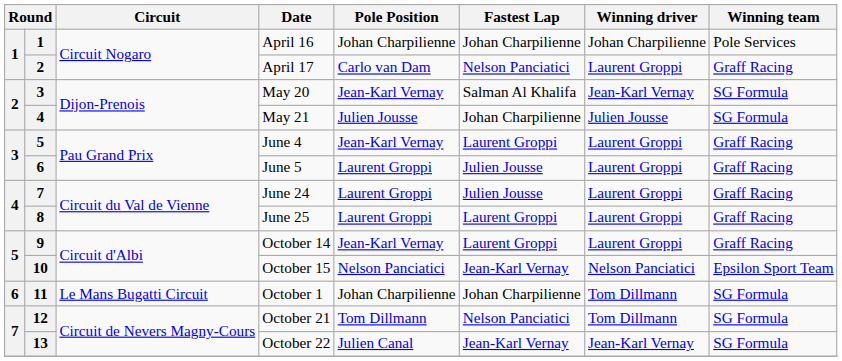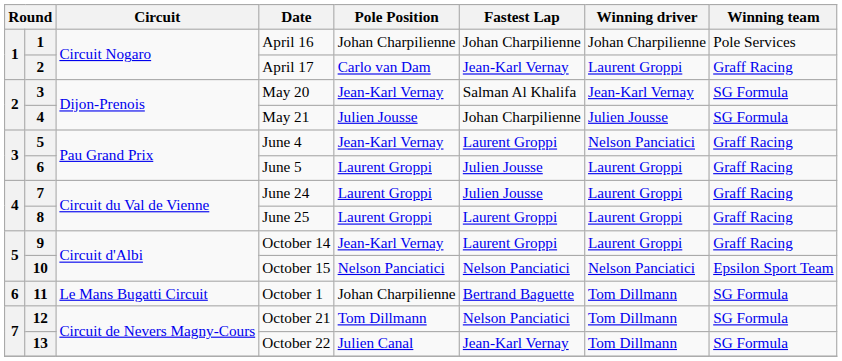(516, 66) Nelson Panciatici -> (516, 66) Jean-Karl Vernay
(635, 142) Laurent Groppi -> (641, 142) Nelson Panciatici
(516, 267) Jean-Karl Vernay -> (516, 267) Nelson Panciatici
(522, 293) Johan Charpilienne -> (518, 293) Bertrand Baguette
(641, 343) Jean-Karl Vernay -> (633, 343) Tom Dillmann
